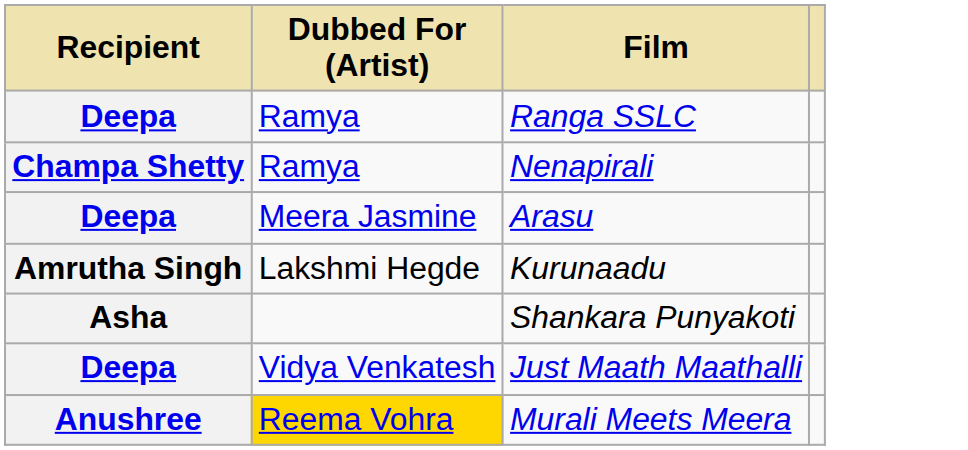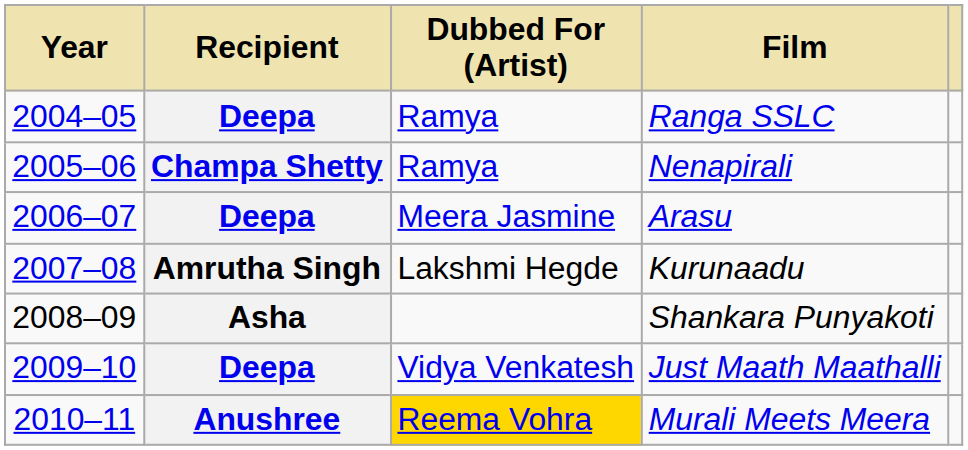+ column: (74, 47)
